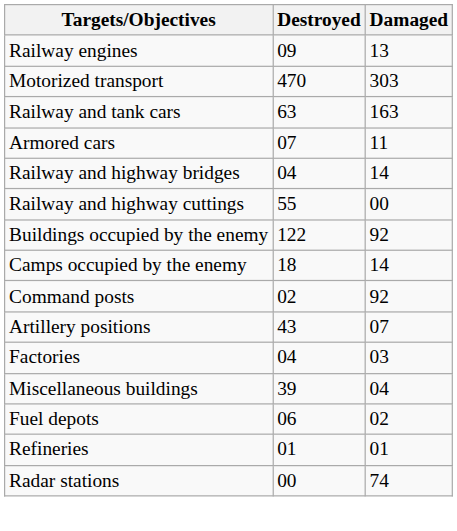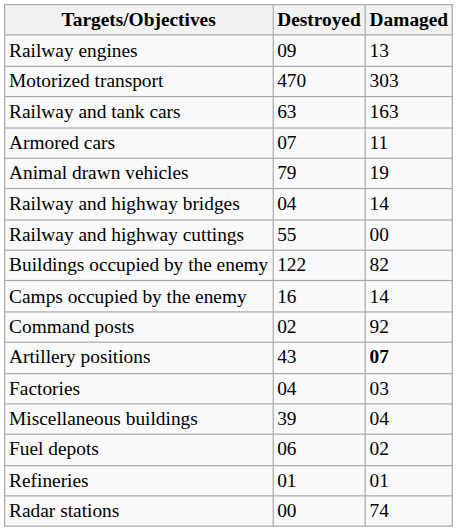+ row: (99, 173)
(379, 234) 92 -> (379, 265) 82
(287, 265) 18 -> (287, 296) 16
(379, 326) normal -> (379, 357) bold
